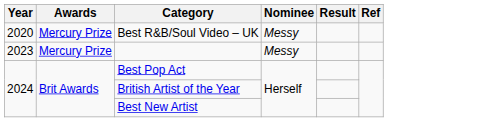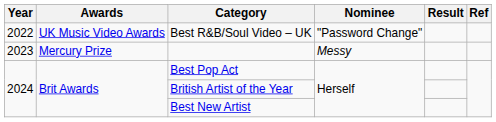(20, 32) 2020 -> (20, 32) 2022
(75, 32) Mercury Prize -> (102, 32) UK Music Video Awards
(281, 32) Messy -> (370, 32) "Password Change"
